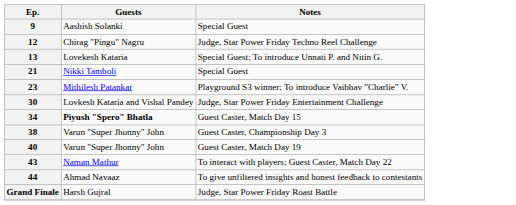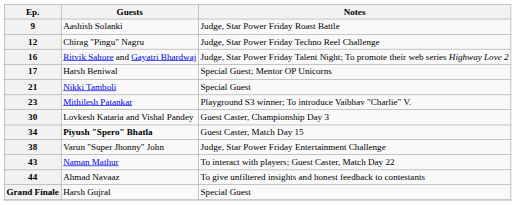(223, 26) Special Guest -> (270, 26) Judge, Star Power Friday Roast Battle
- row: (33, 56)
+ row: (33, 56)
+ row: (33, 71)
(290, 101) Judge, Star Power Friday Entertainment Challenge -> (265, 116) Guest Caster, Championship Day 3
(262, 131) Guest Caster, Championship Day 3 -> (293, 146) Judge, Star Power Friday Entertainment Challenge
- row: (33, 146)
(267, 192) Judge, Star Power Friday Roast Battle -> (226, 192) Special Guest
